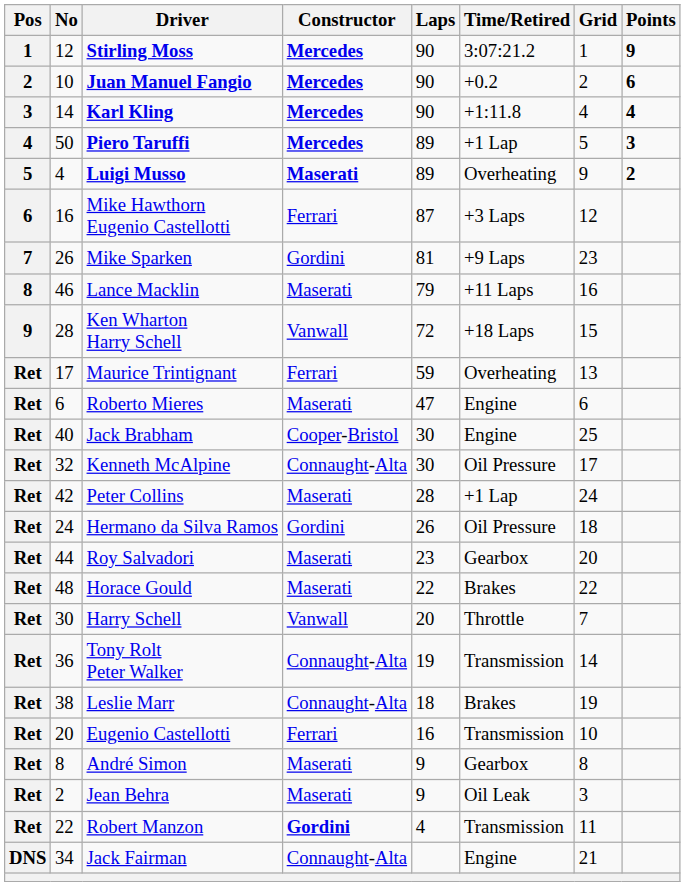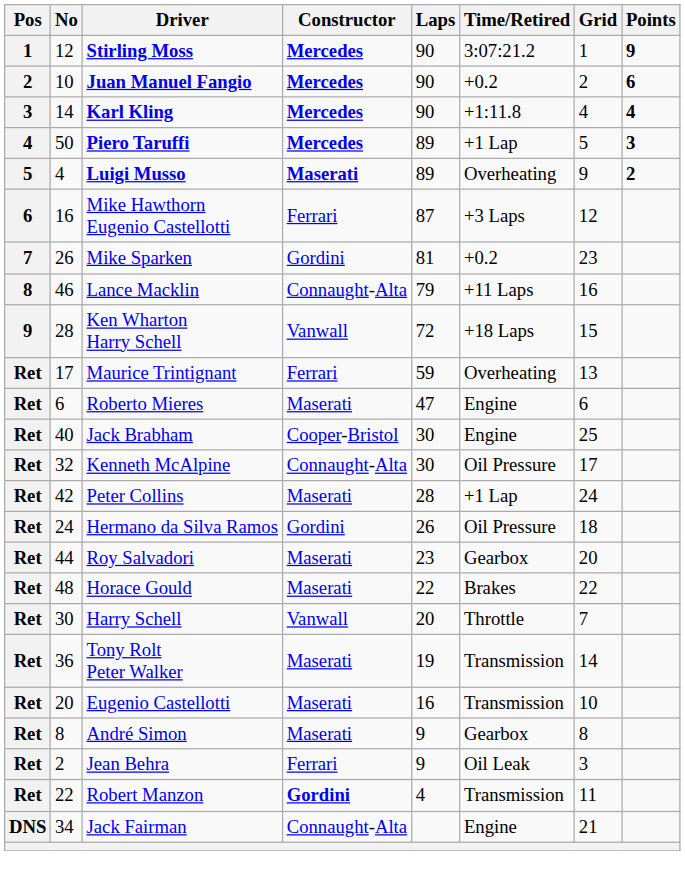(494, 258) +9 Laps -> (481, 258) +0.2
(319, 288) Maserati -> (347, 288) Connaught-Alta
(347, 661) Connaught-Alta -> (319, 661) Maserati
- row: (130, 703)
(312, 733) Ferrari -> (319, 703) Maserati
(319, 795) Maserati -> (312, 764) Ferrari
